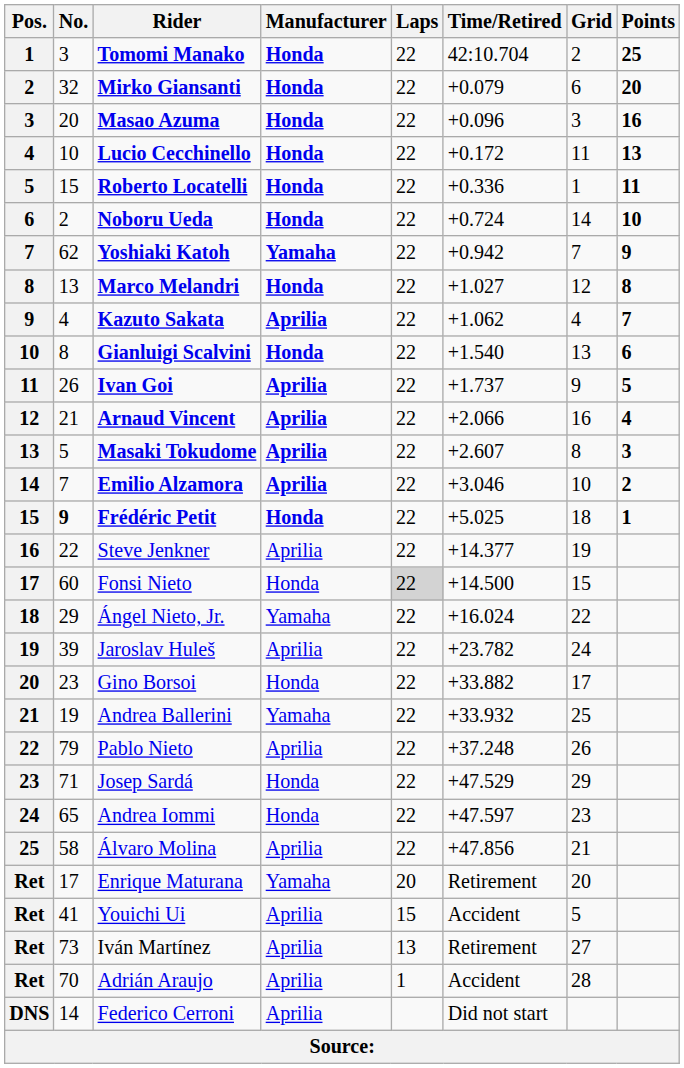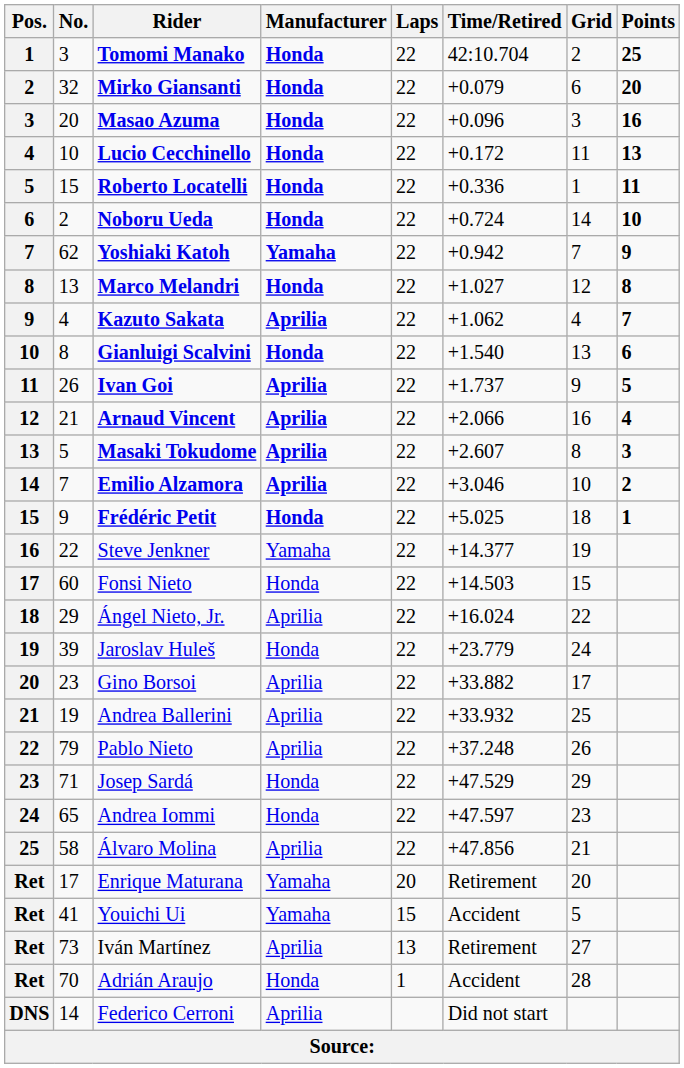(64, 517) bold -> (64, 517) normal
(294, 550) Aprilia -> (298, 550) Yamaha
(406, 583) lightgrey background -> (406, 583) no background
(481, 583) +14.500 -> (481, 583) +14.503
(298, 616) Yamaha -> (294, 616) Aprilia
(294, 649) Aprilia -> (292, 649) Honda
(481, 649) +23.782 -> (481, 649) +23.779
(292, 682) Honda -> (294, 682) Aprilia
(298, 715) Yamaha -> (294, 715) Aprilia
(294, 914) Aprilia -> (298, 914) Yamaha
(294, 980) Aprilia -> (292, 980) Honda
